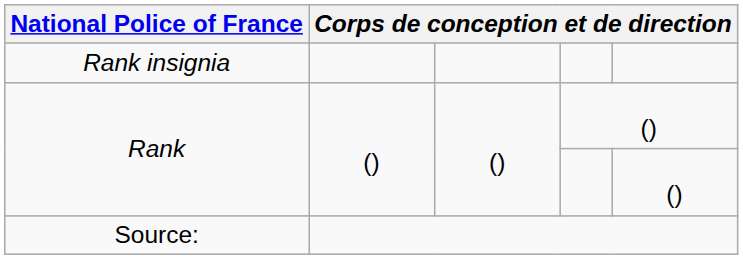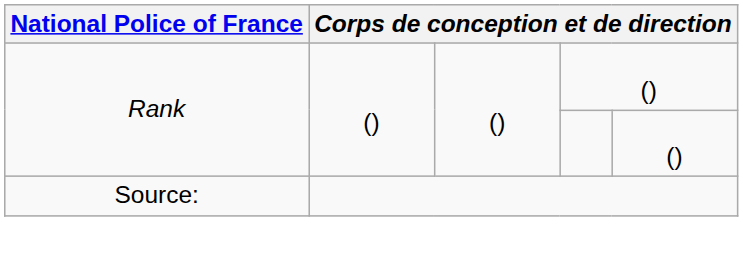- row: (157, 62)
